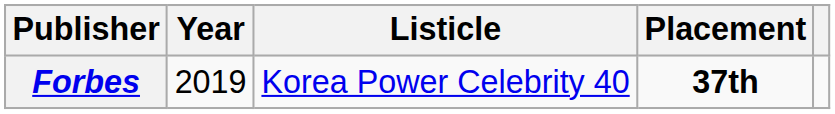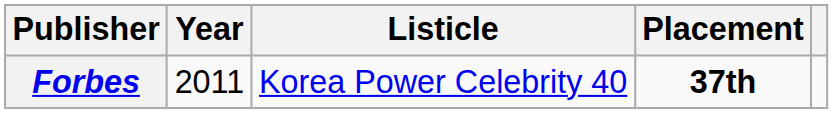(211, 81) 2019 -> (209, 81) 2011
